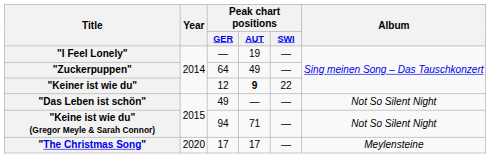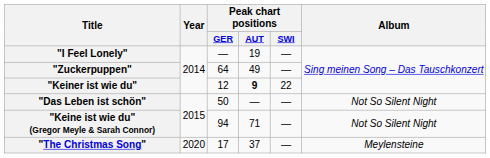(223, 102) 49 -> (223, 102) 50
(255, 145) 17 -> (255, 145) 37
